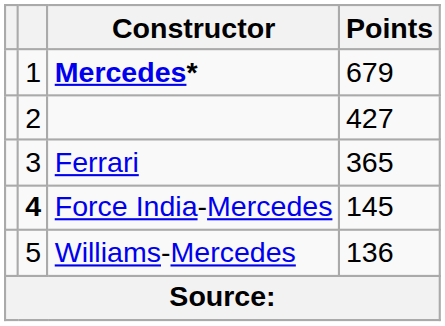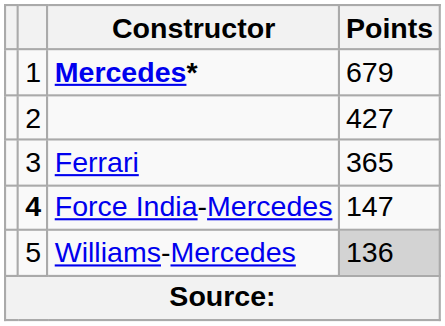(370, 207) 145 -> (370, 207) 147
(370, 252) no background -> (370, 252) lightgrey background
